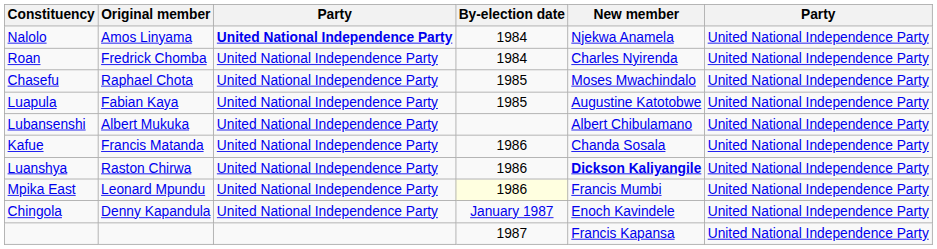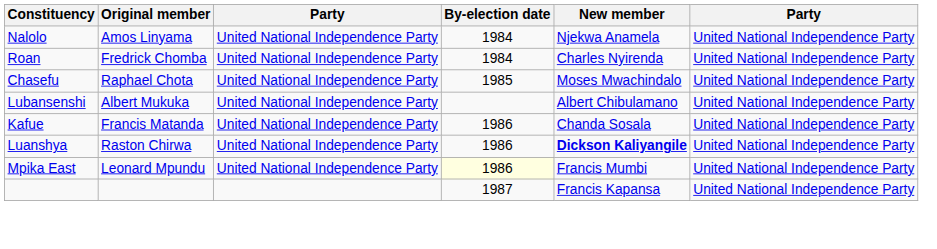(335, 37) bold -> (327, 37) normal
- row: (32, 102)
- row: (35, 211)
